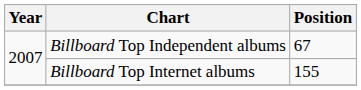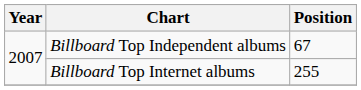(306, 71) 155 -> (306, 71) 255
